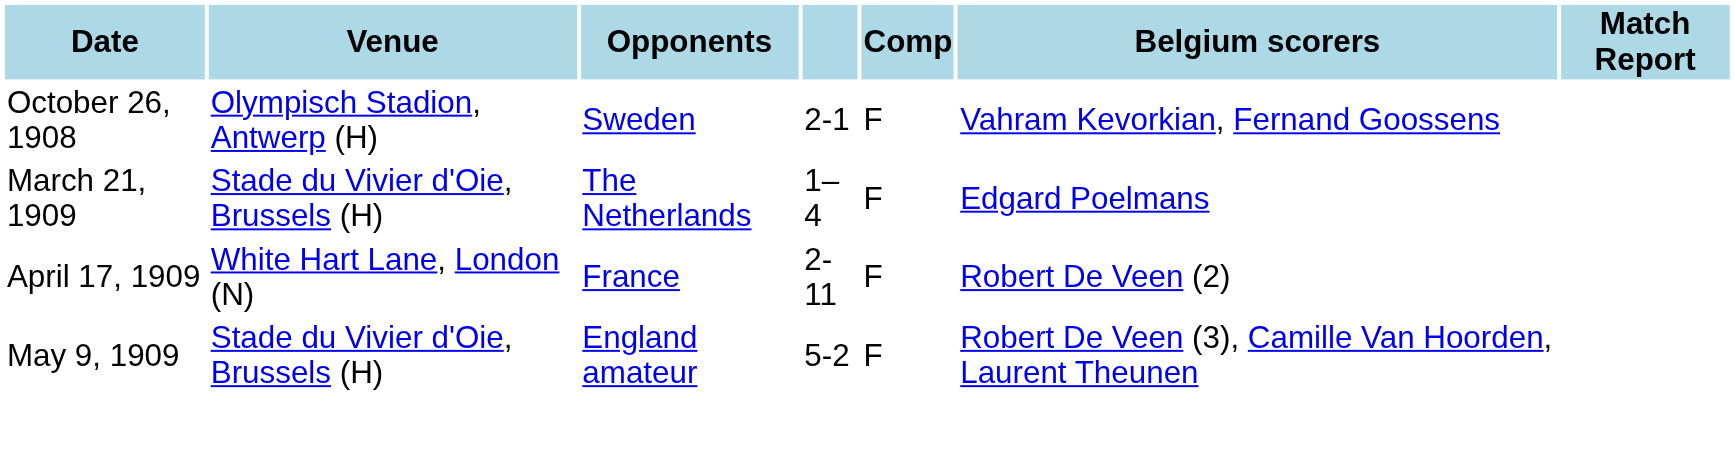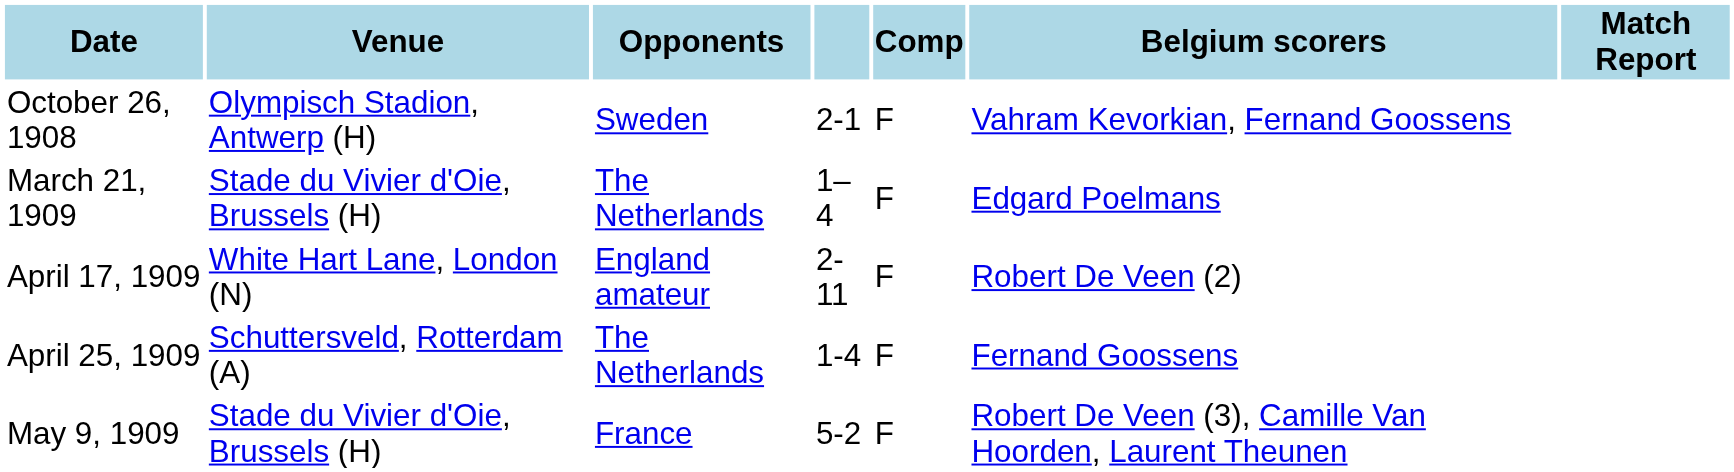(631, 276) France -> (652, 276) England amateur
+ row: (104, 355)
(640, 355) England amateur -> (644, 433) France
